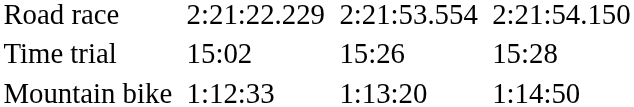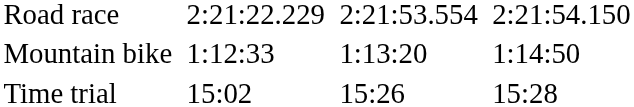rows swapped: (60, 53) <-> (88, 93)
